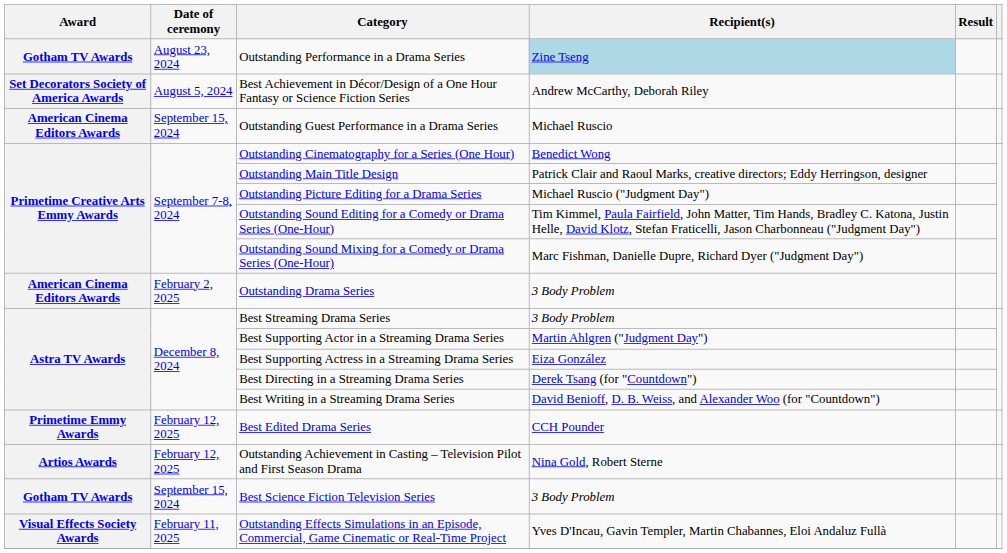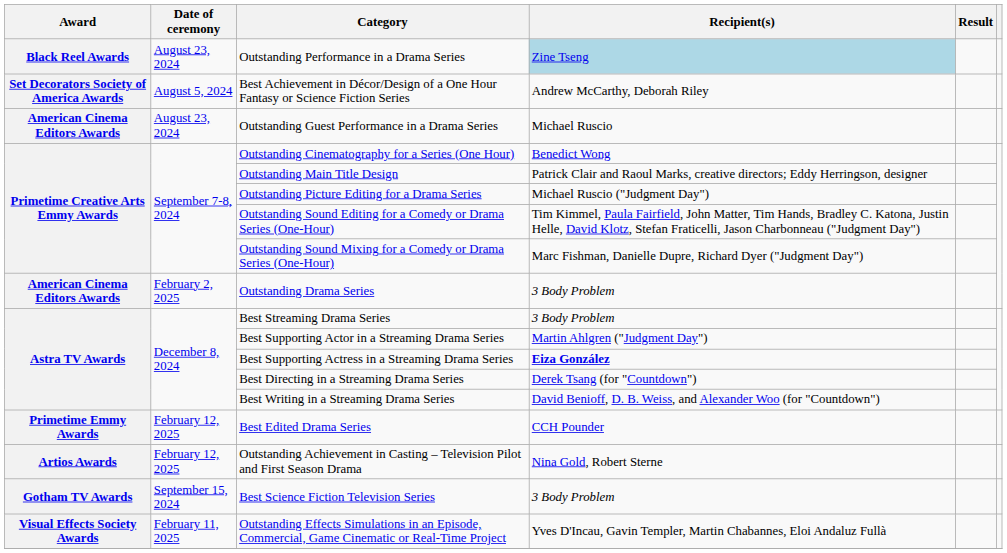(78, 56) Gotham TV Awards -> (78, 56) Black Reel Awards
(191, 125) September 15, 2024 -> (182, 125) August 23, 2024
(569, 359) normal -> (571, 359) bold
